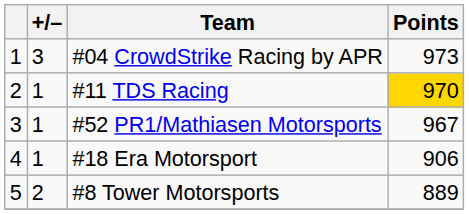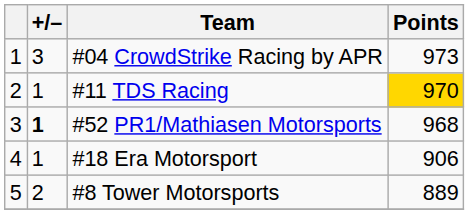(38, 124) normal -> (38, 124) bold
(441, 124) 967 -> (441, 124) 968
